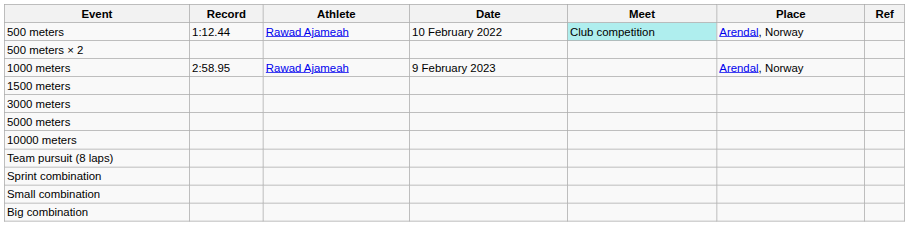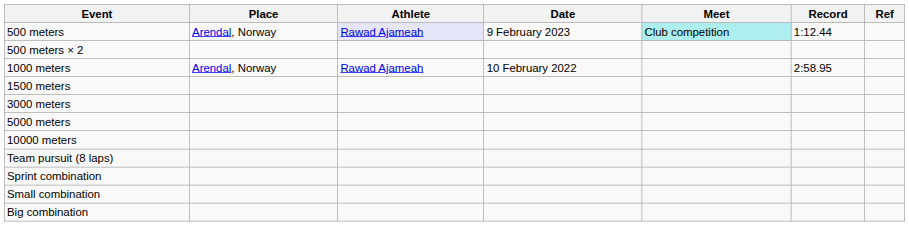columns swapped: (226, 14) <-> (791, 14)
(307, 32) no background -> (382, 32) lavender background
(457, 32) 10 February 2022 -> (528, 32) 9 February 2023
(454, 68) 9 February 2023 -> (532, 68) 10 February 2022
